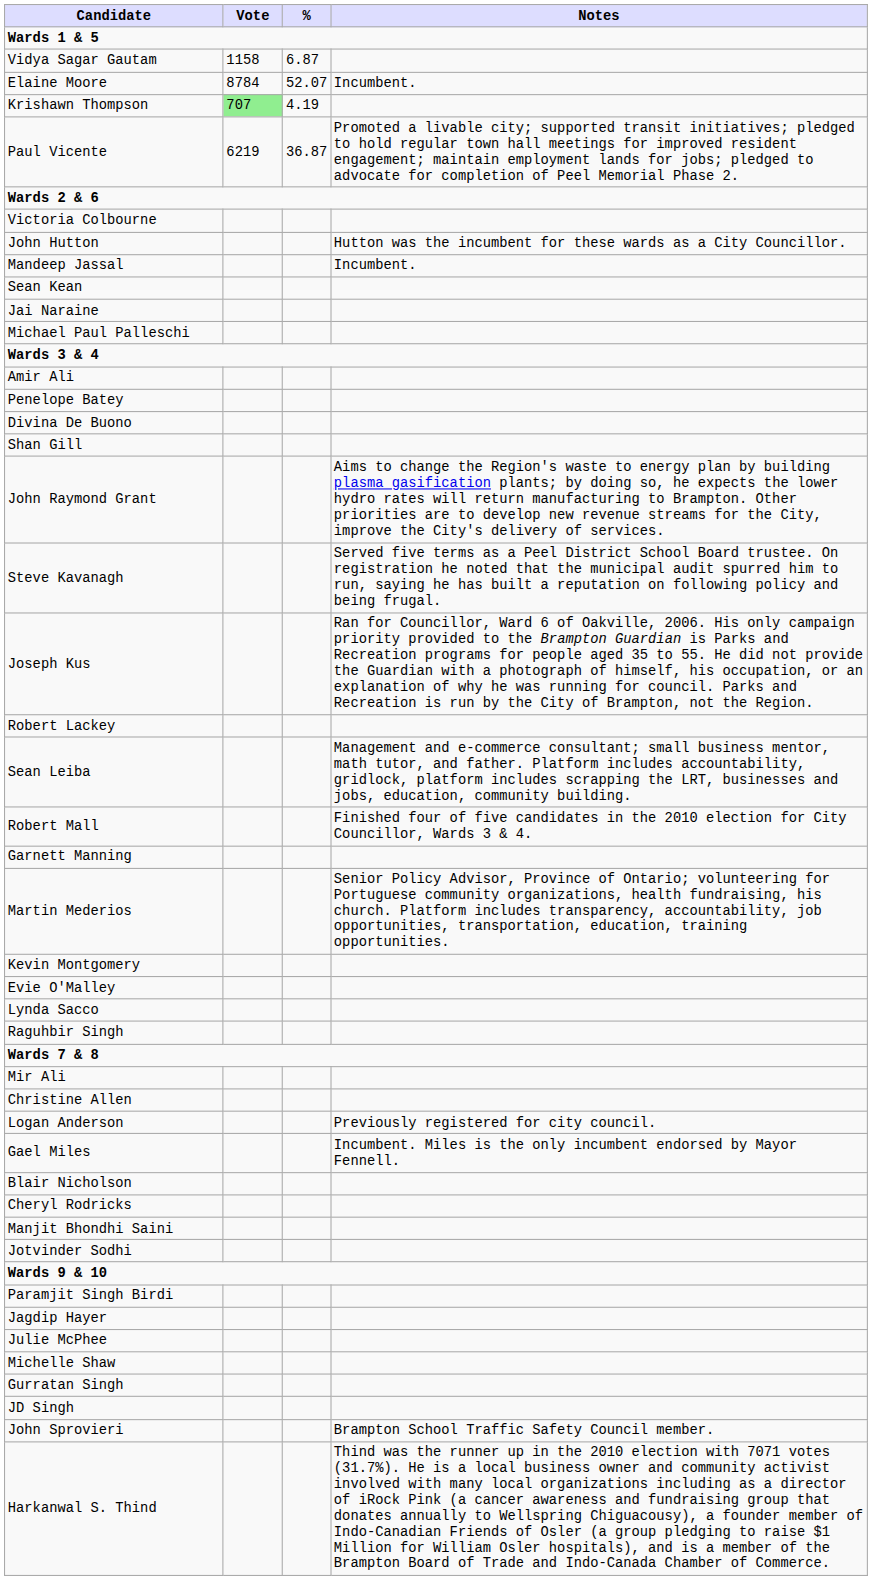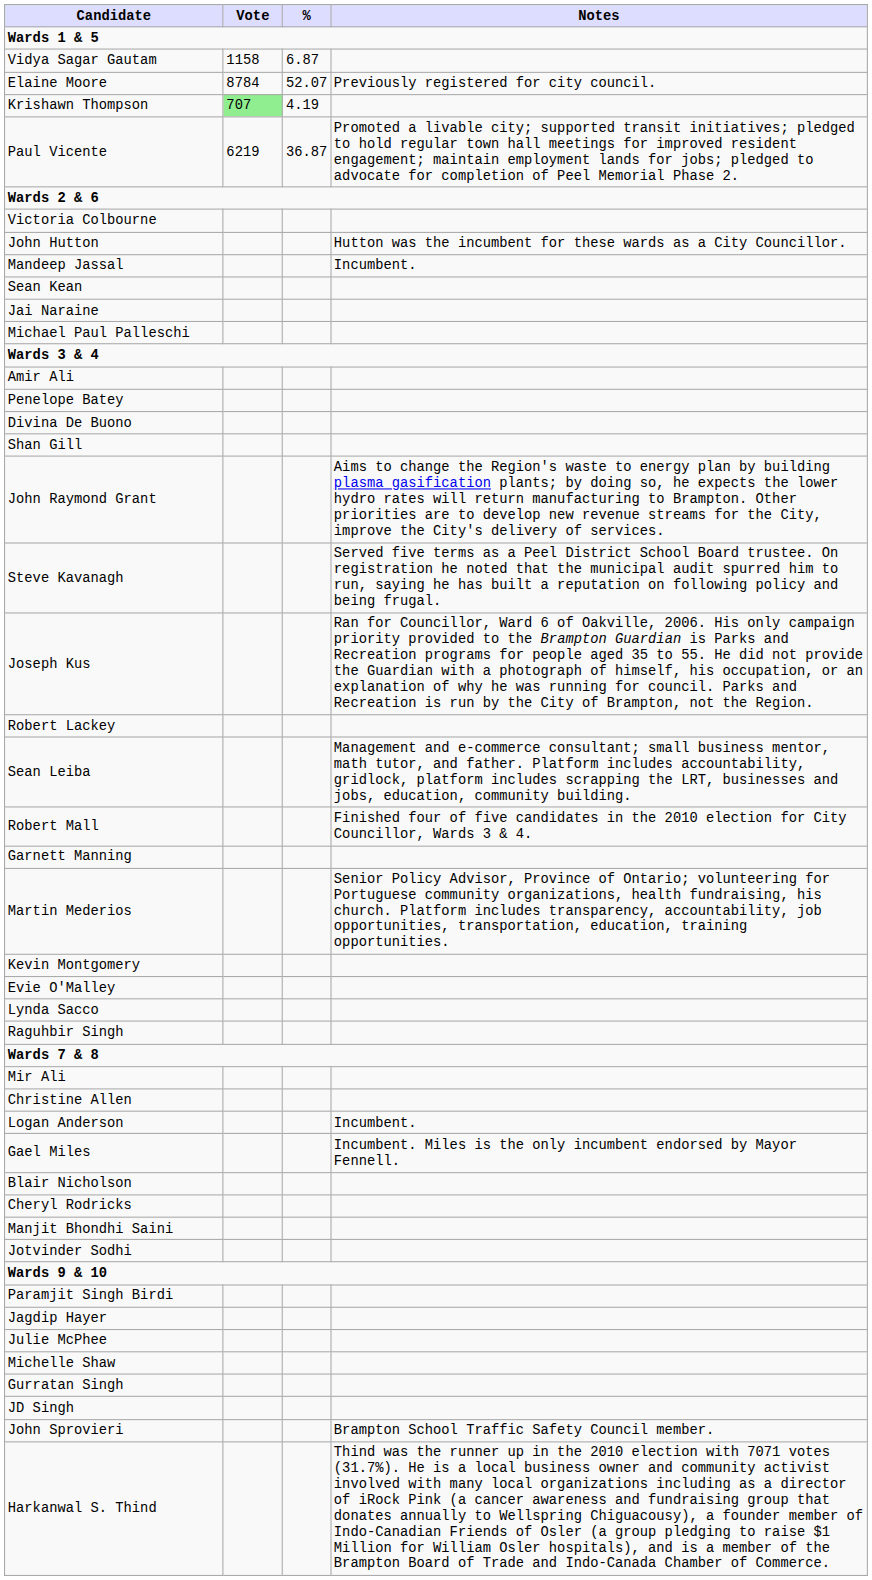(375, 83) Incumbent. -> (495, 83) Previously registered for city council.
(495, 1123) Previously registered for city council. -> (375, 1123) Incumbent.
